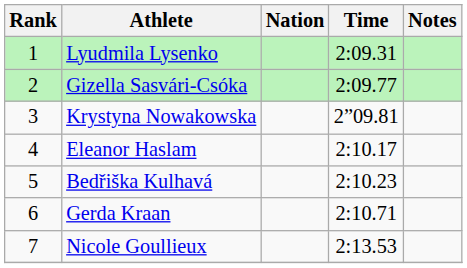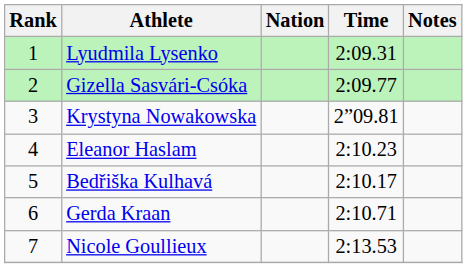(366, 149) 2:10.17 -> (366, 149) 2:10.23
(366, 181) 2:10.23 -> (366, 181) 2:10.17
